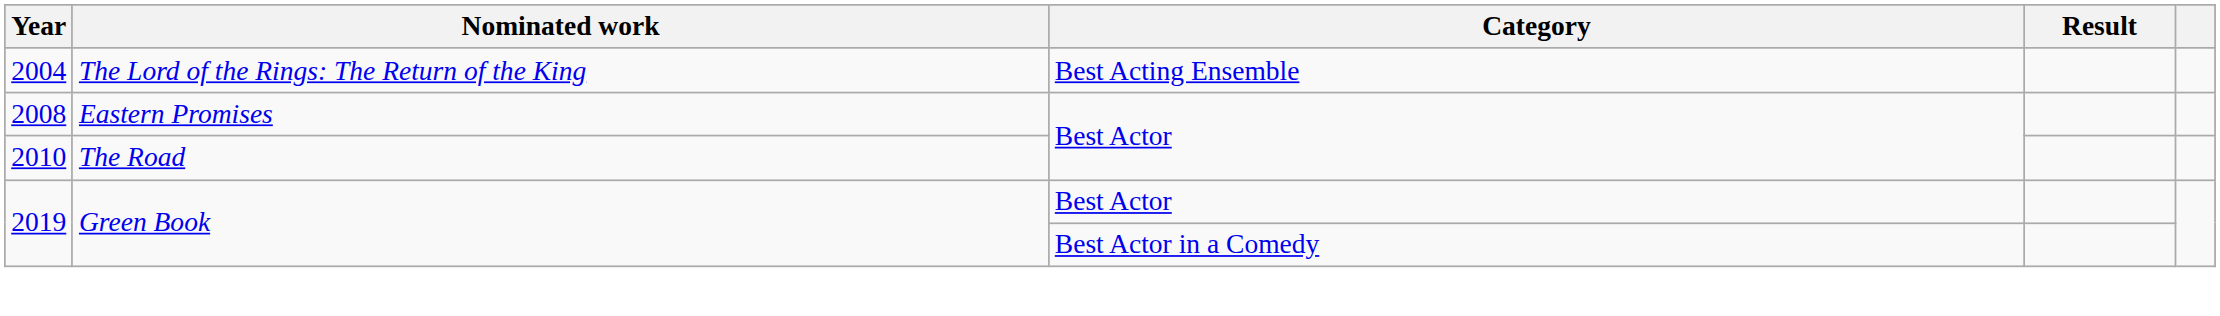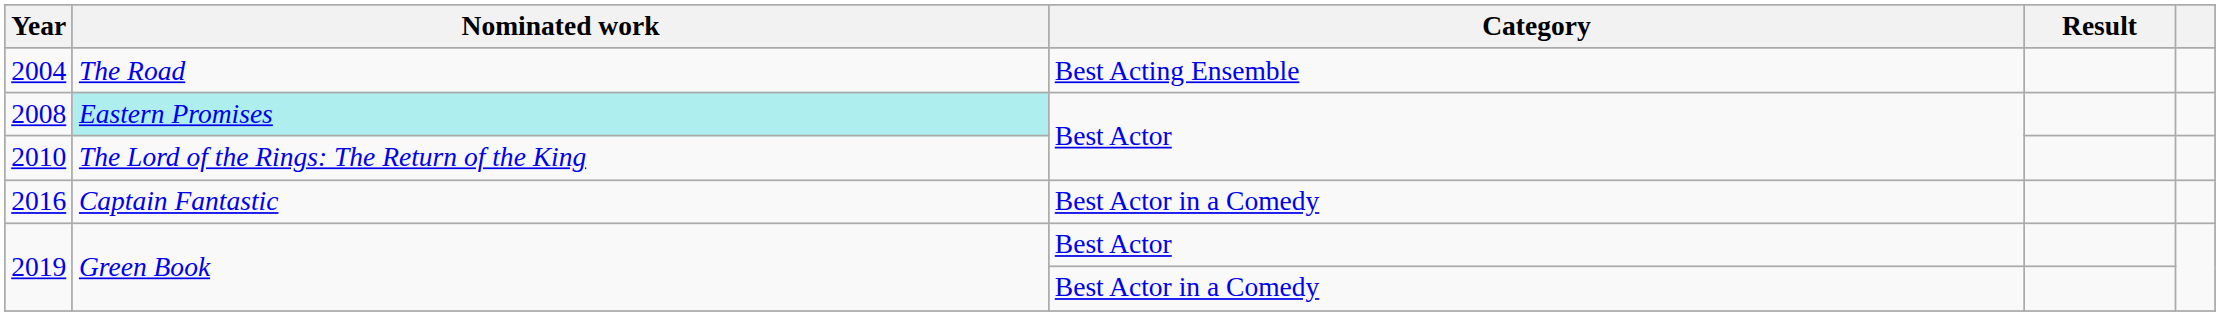(333, 69) The Lord of the Rings: The Return of the King -> (132, 69) The Road
(176, 113) no background -> (176, 113) paleturquoise background
(132, 157) The Road -> (333, 157) The Lord of the Rings: The Return of the King
+ row: (39, 200)
